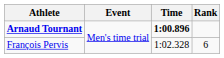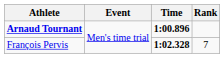(172, 45) normal -> (172, 45) bold
(206, 45) 6 -> (206, 45) 7
